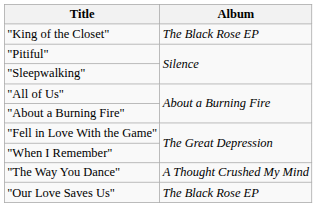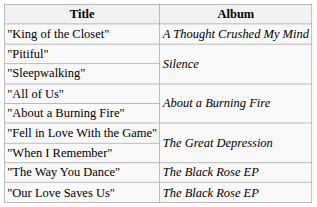(211, 34) The Black Rose EP -> (236, 34) A Thought Crushed My Mind
(236, 172) A Thought Crushed My Mind -> (211, 172) The Black Rose EP
